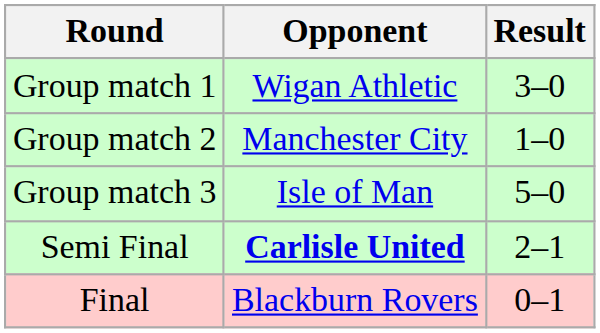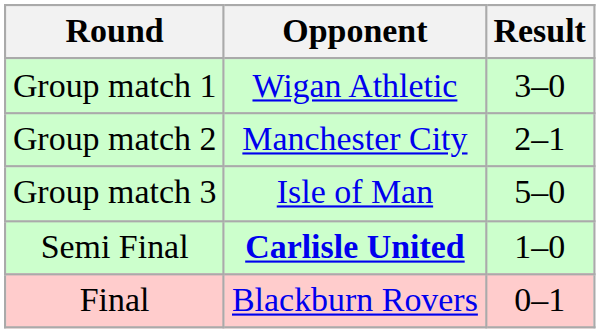(540, 138) 1–0 -> (540, 138) 2–1
(540, 246) 2–1 -> (540, 246) 1–0
